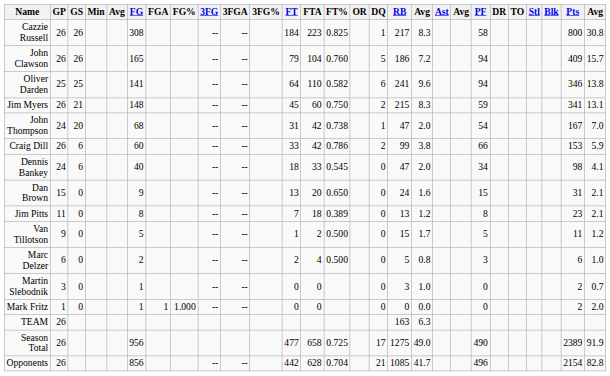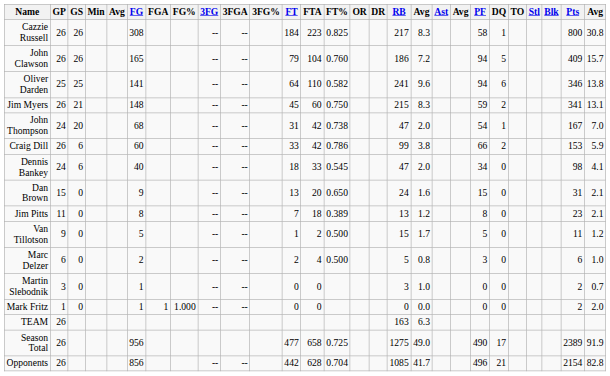columns swapped: (499, 12) <-> (378, 12)
